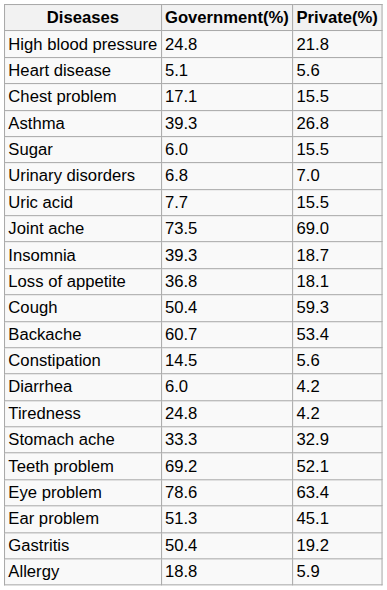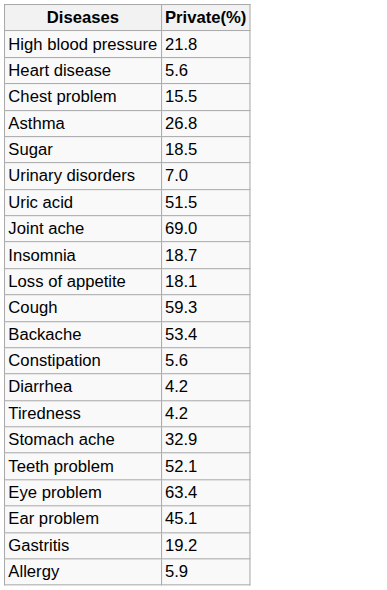- column: (227, 17)
(313, 149) 15.5 -> (181, 149) 18.5
(313, 202) 15.5 -> (181, 202) 51.5
